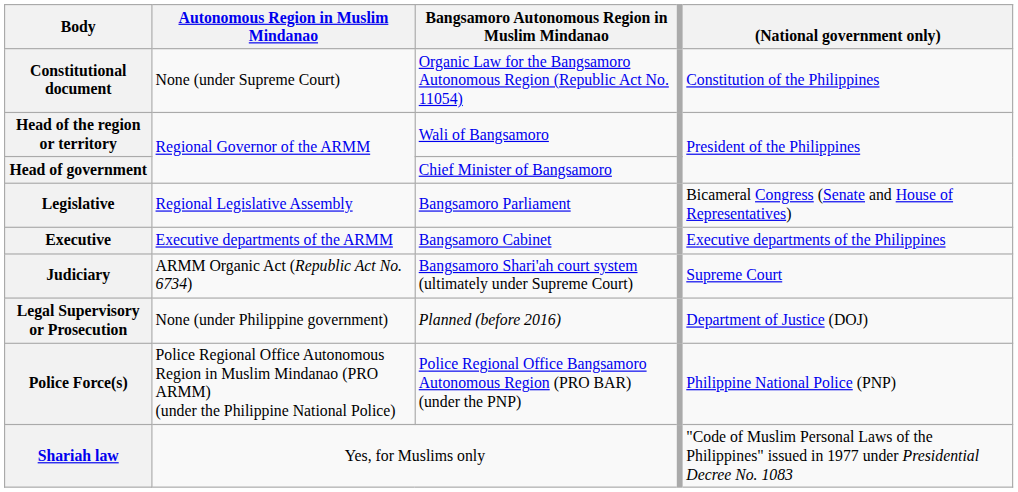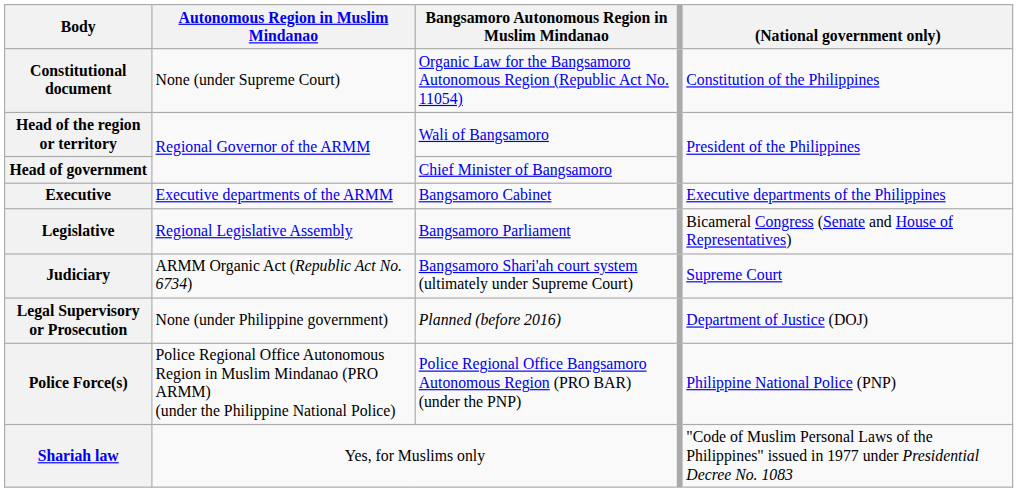rows swapped: (78, 240) <-> (78, 204)
